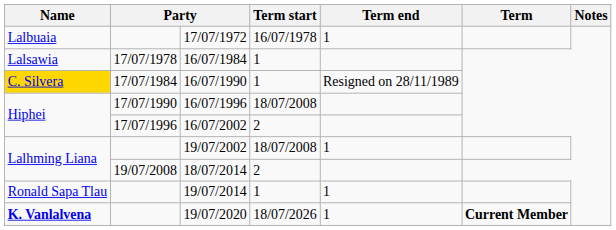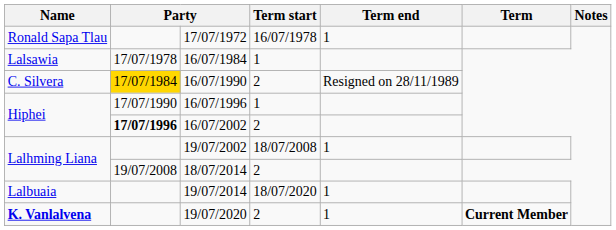(32, 37) Lalbuaia -> (57, 37) Ronald Sapa Tlau
(35, 81) gold background -> (35, 81) no background
(145, 81) no background -> (145, 81) gold background
(257, 81) 1 -> (257, 81) 2
(285, 103) 18/07/2008 -> (257, 103) 1
(145, 125) normal -> (145, 125) bold
(57, 192) Ronald Sapa Tlau -> (32, 192) Lalbuaia
(257, 192) 1 -> (285, 192) 18/07/2020
(285, 214) 18/07/2026 -> (257, 214) 2
